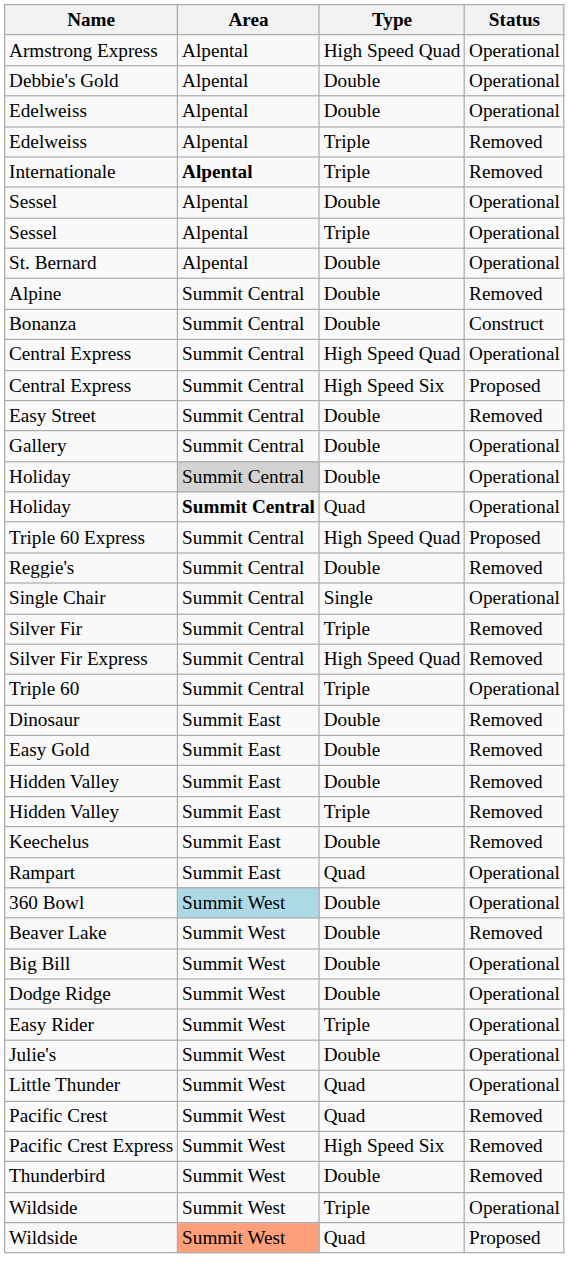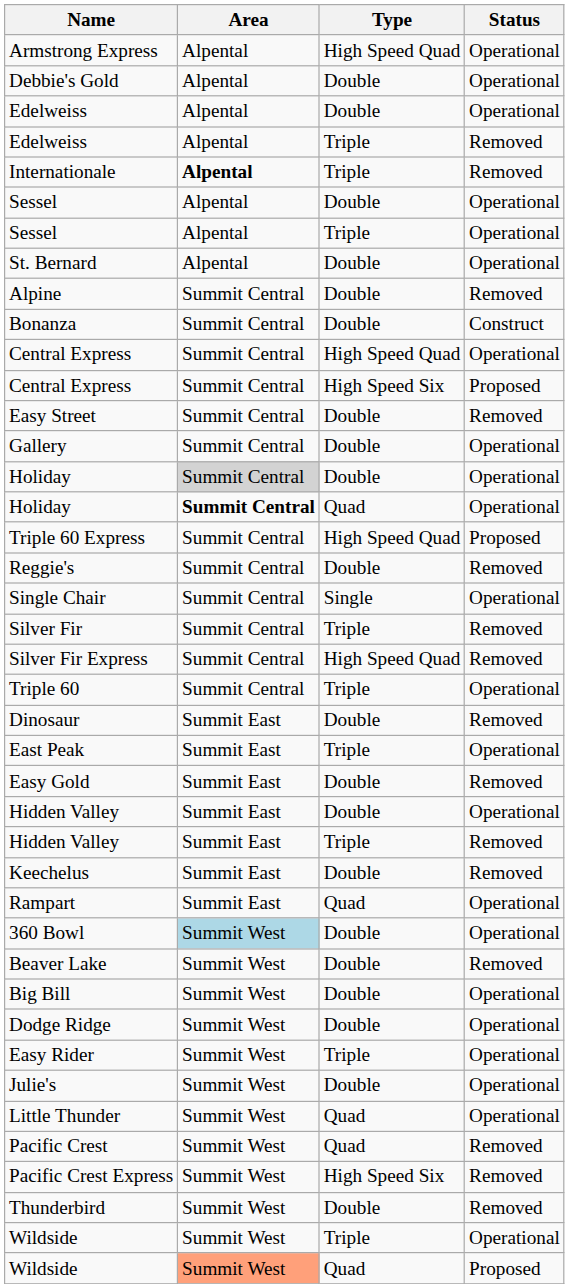+ row: (47, 750)
(506, 780) Removed -> (514, 811) Operational
